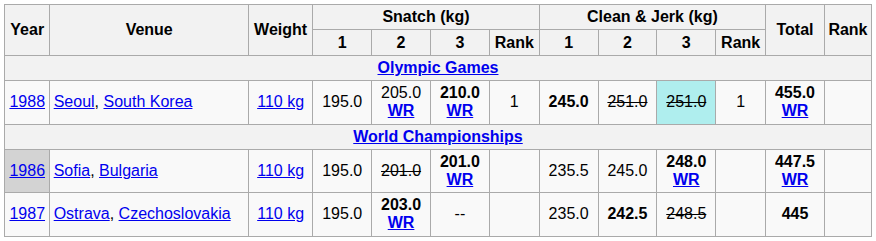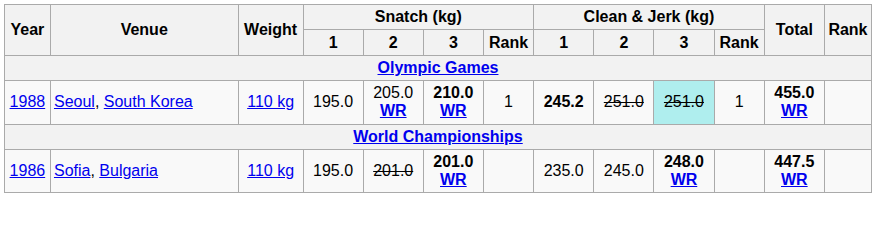(569, 102) 245.0 -> (564, 102) 245.2
(27, 171) lightgrey background -> (27, 171) no background
(569, 171) 235.5 -> (564, 171) 235.0
- row: (142, 214)
